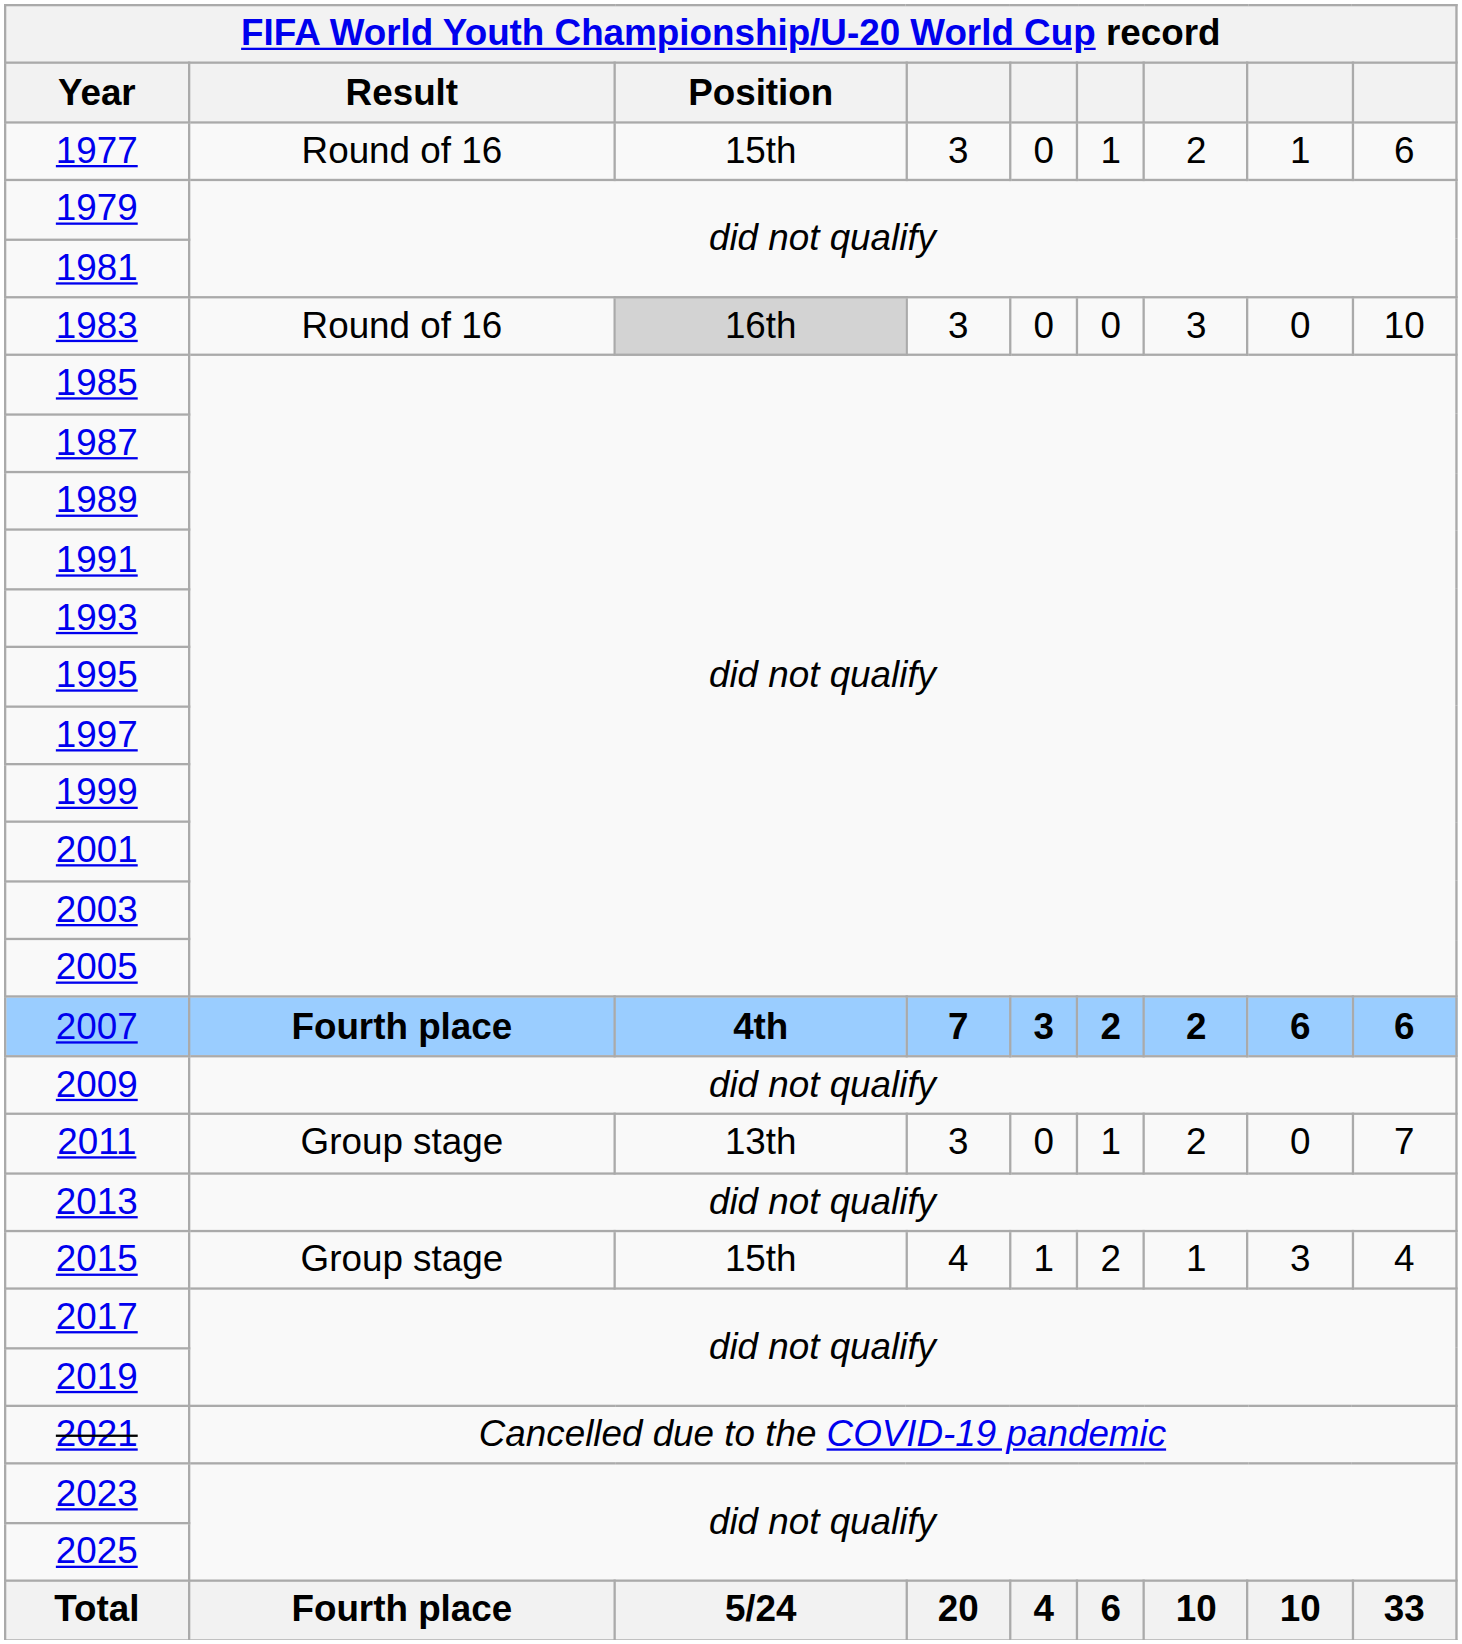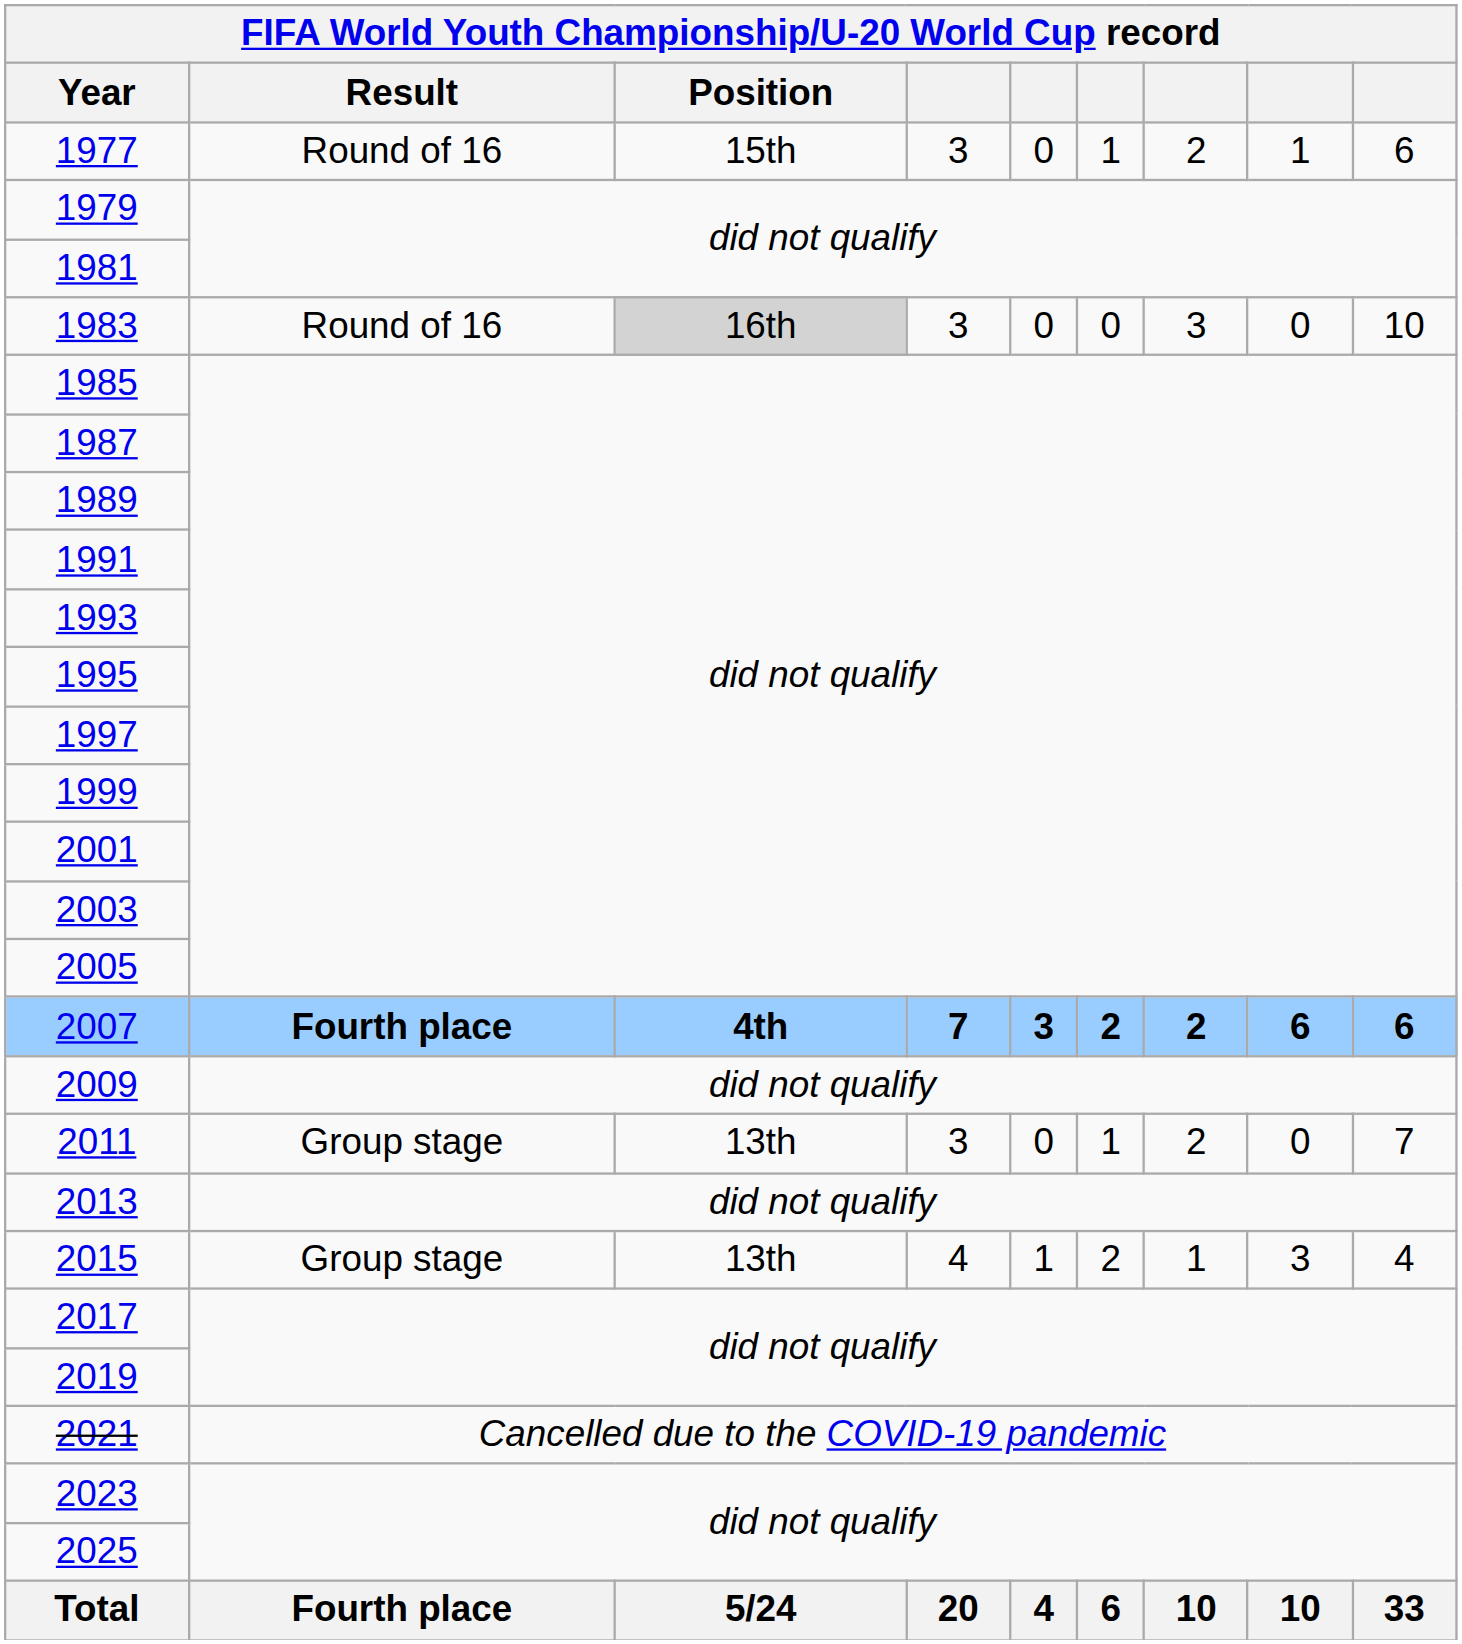(761, 1259) 15th -> (761, 1259) 13th
